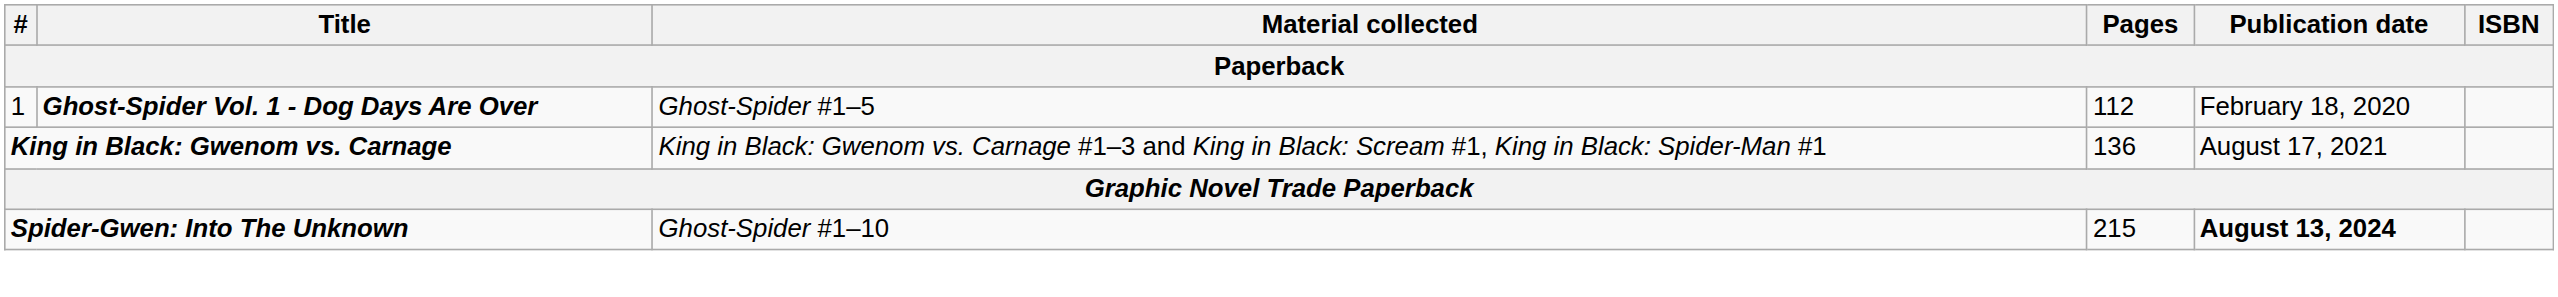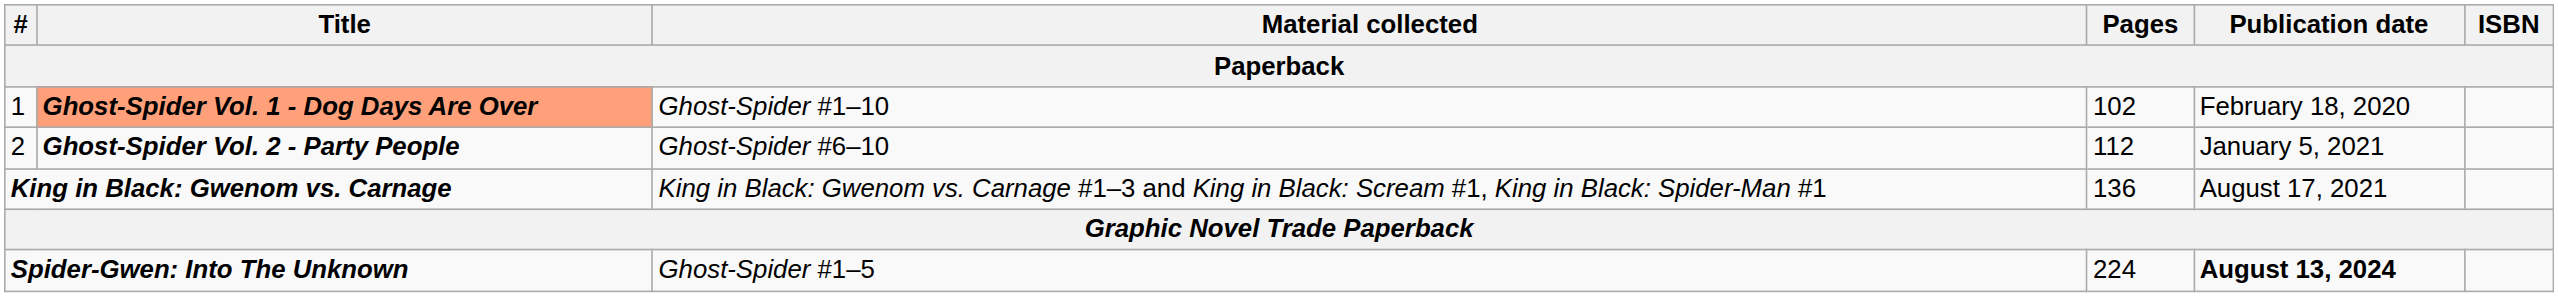(290, 106) no background -> (290, 106) lightsalmon background
(767, 106) Ghost-Spider #1–5 -> (774, 106) Ghost-Spider #1–10
(2114, 106) 112 -> (2114, 106) 102
+ row: (18, 147)
(774, 229) Ghost-Spider #1–10 -> (767, 270) Ghost-Spider #1–5
(2114, 229) 215 -> (2114, 270) 224
